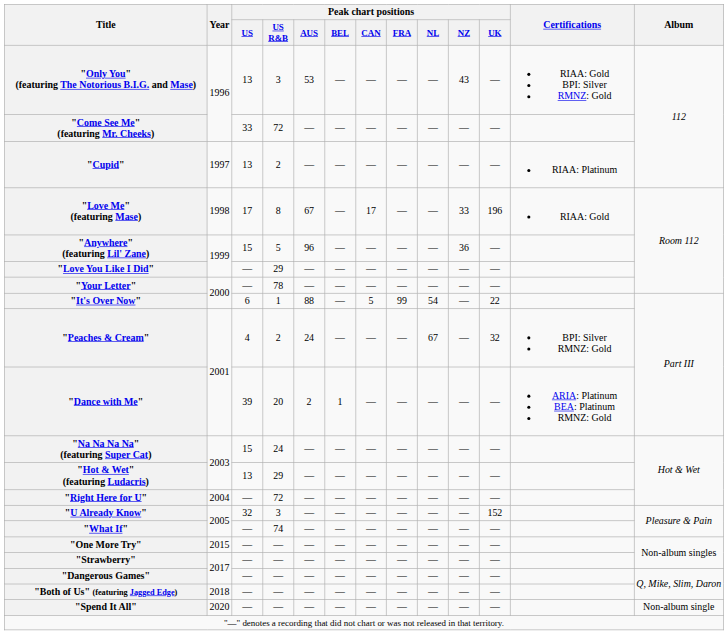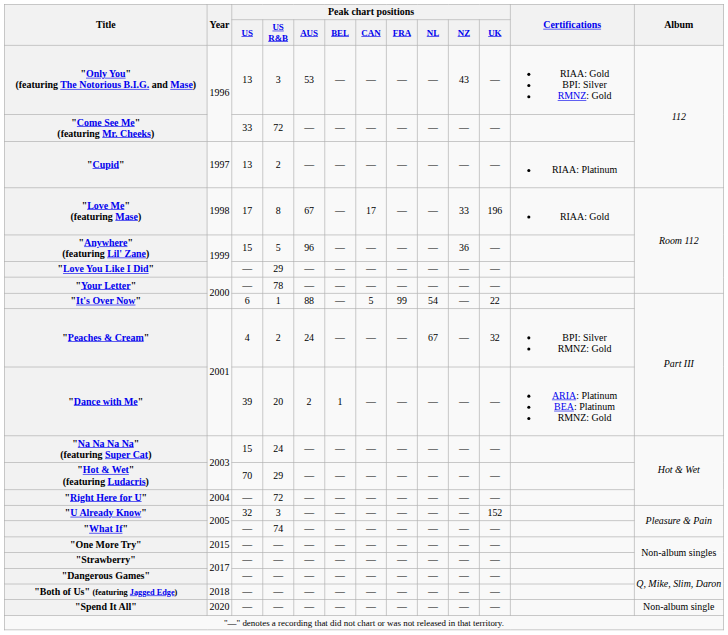(247, 476) 13 -> (247, 476) 70
